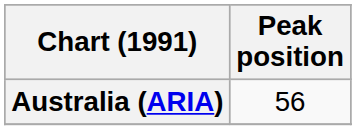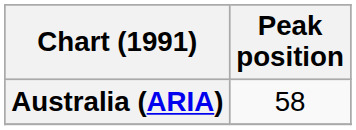(290, 101) 56 -> (290, 101) 58
